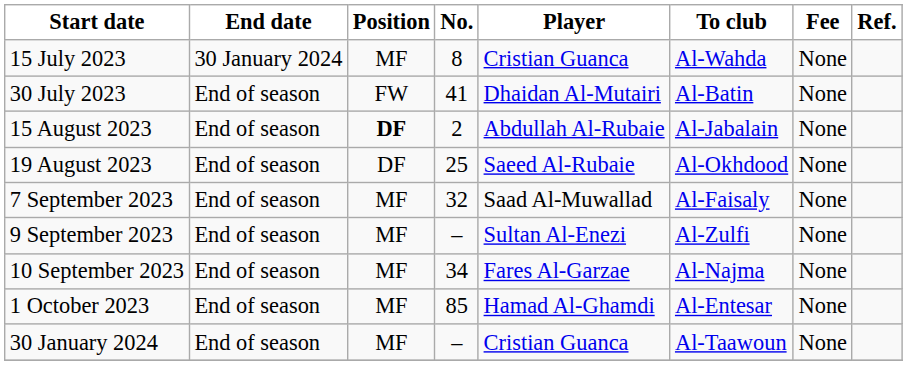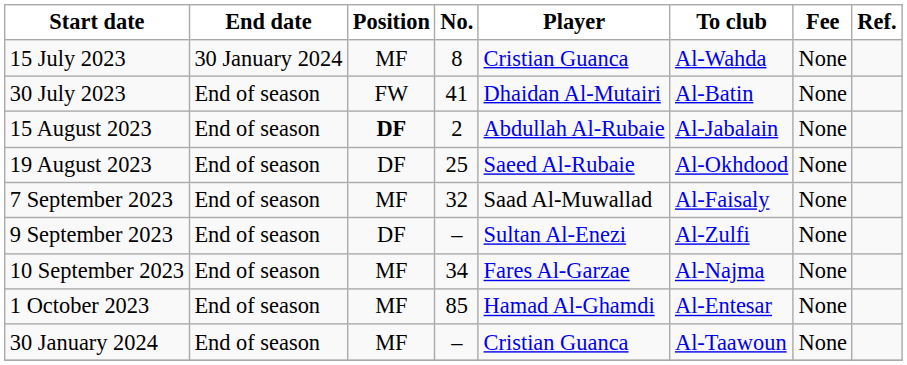(391, 235) MF -> (391, 235) DF
